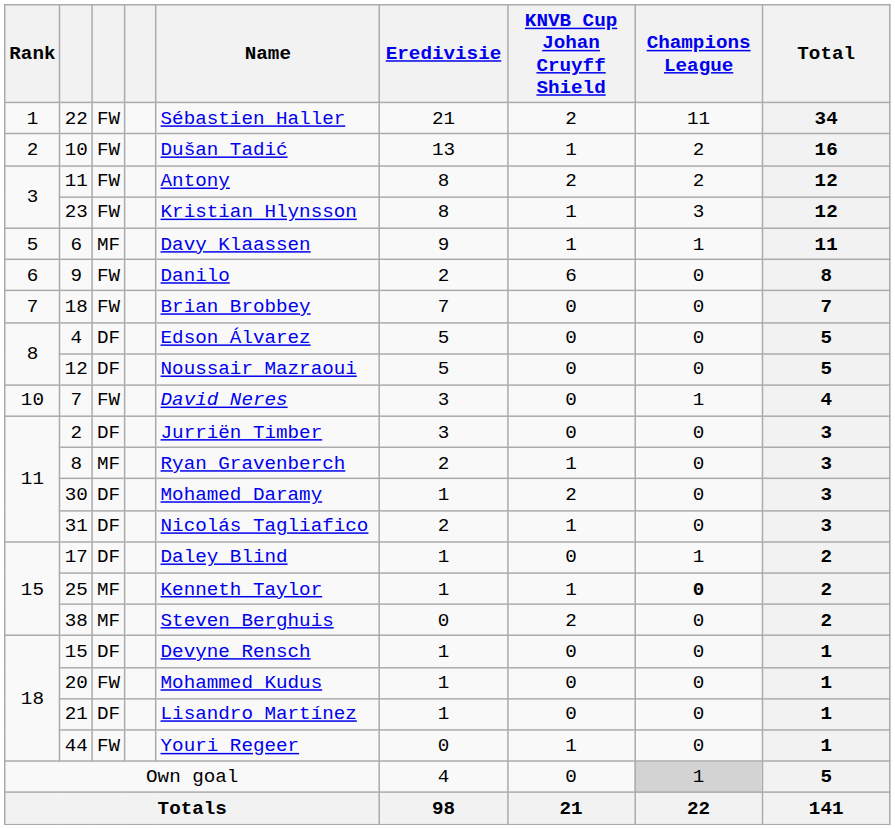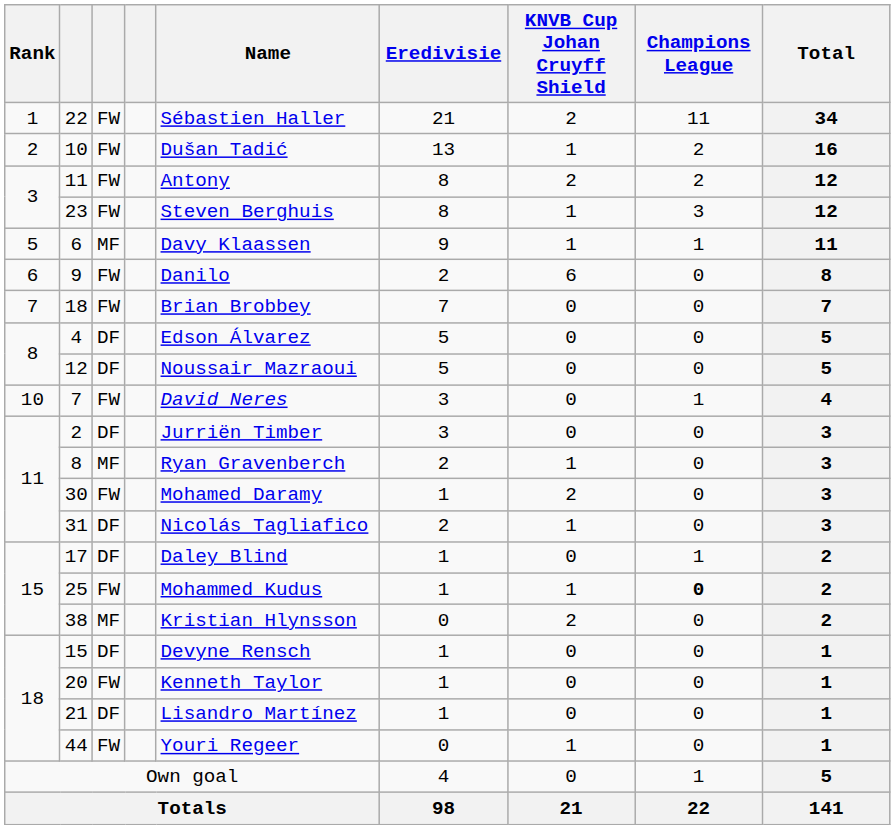(259, 212) Kristian Hlynsson -> (247, 212) Steven Berghuis
(108, 495) DF -> (108, 495) FW
(108, 589) MF -> (108, 589) FW
(241, 589) Kenneth Taylor -> (241, 589) Mohammed Kudus
(247, 620) Steven Berghuis -> (259, 620) Kristian Hlynsson
(241, 683) Mohammed Kudus -> (241, 683) Kenneth Taylor
(699, 777) lightgrey background -> (699, 777) no background
